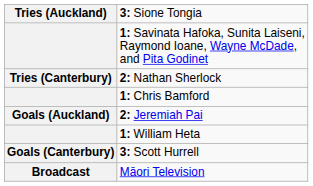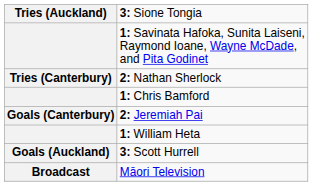(61, 115) Goals (Auckland) -> (61, 115) Goals (Canterbury)
(61, 153) Goals (Canterbury) -> (61, 153) Goals (Auckland)
